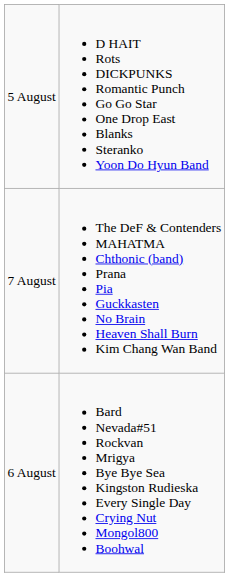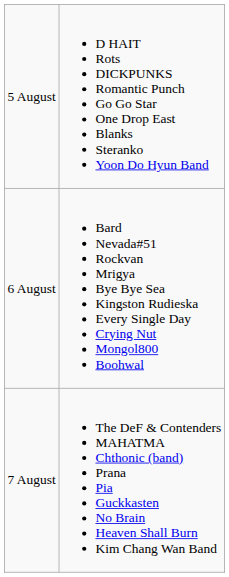rows swapped: (32, 472) <-> (32, 280)
